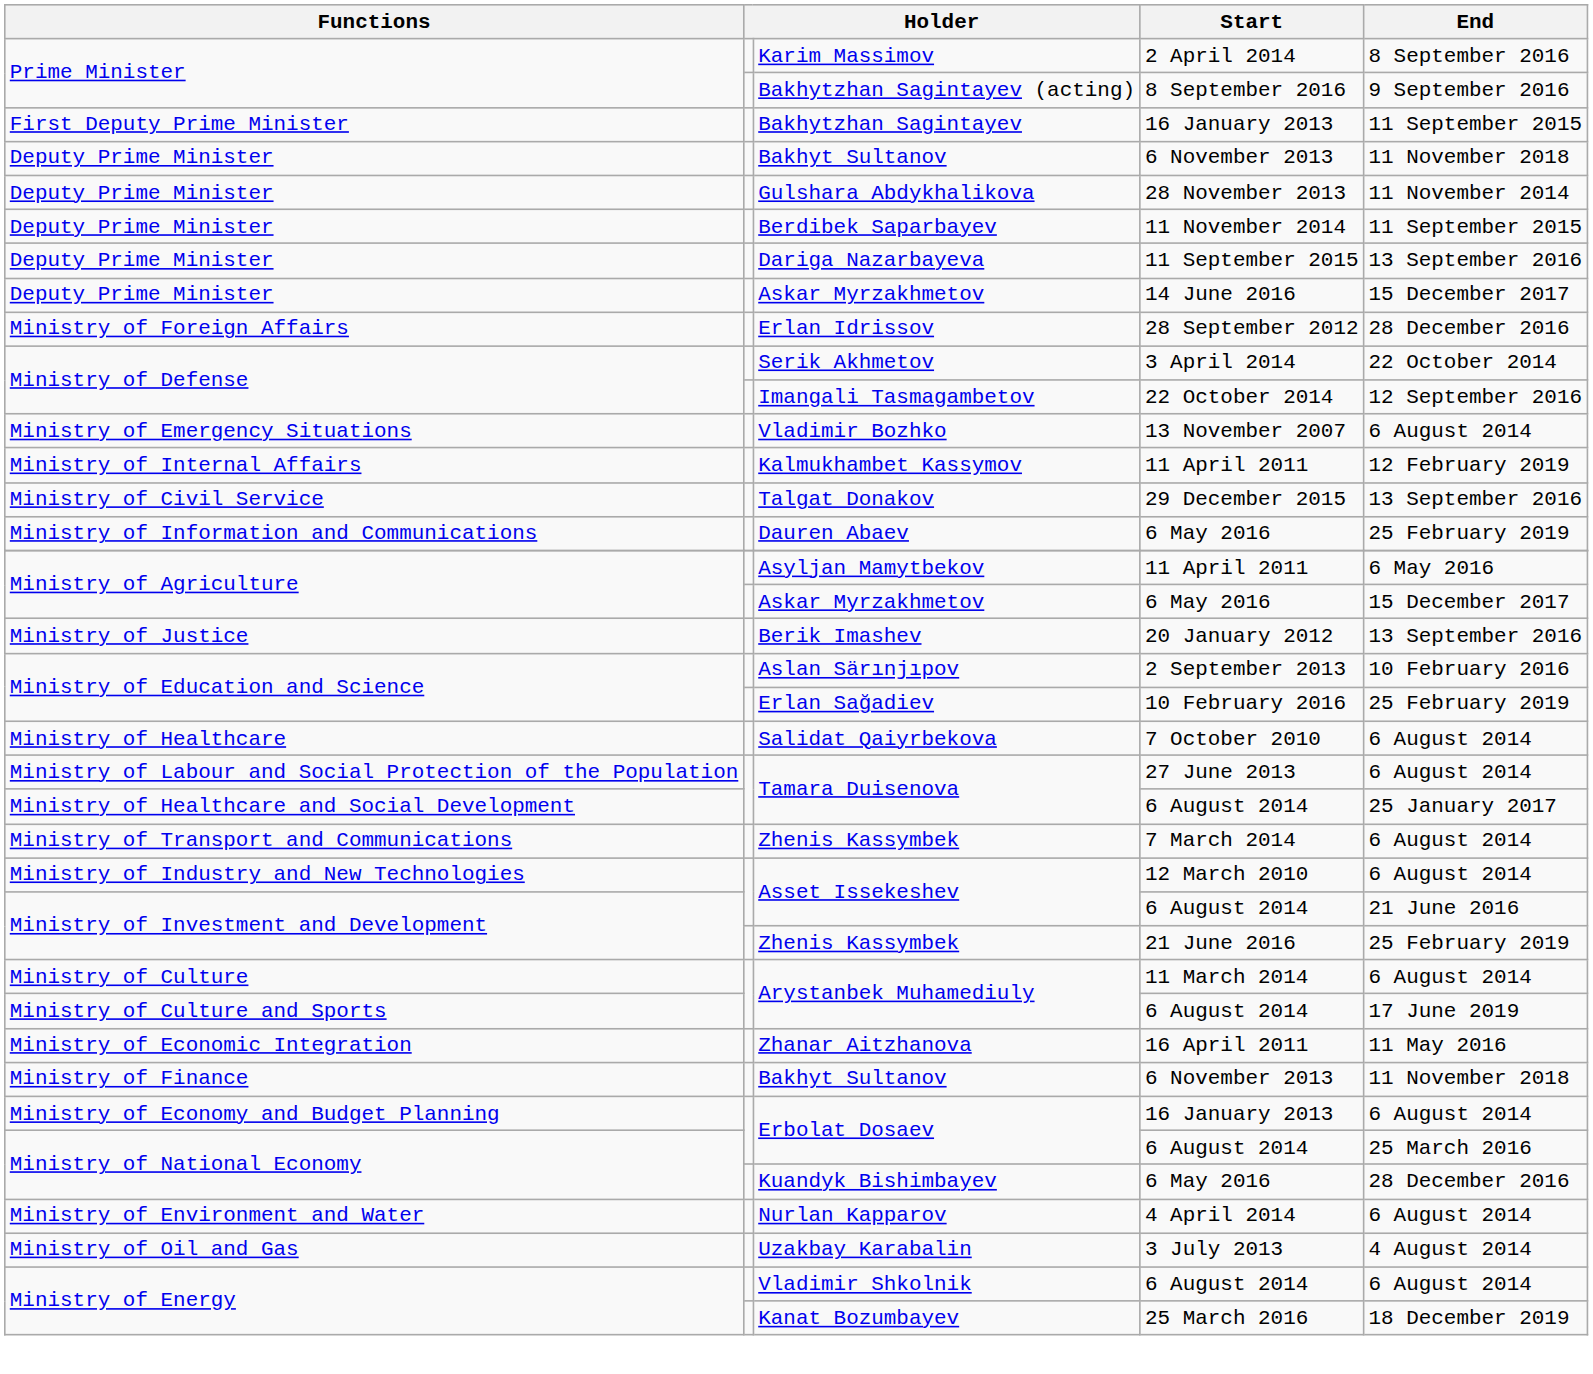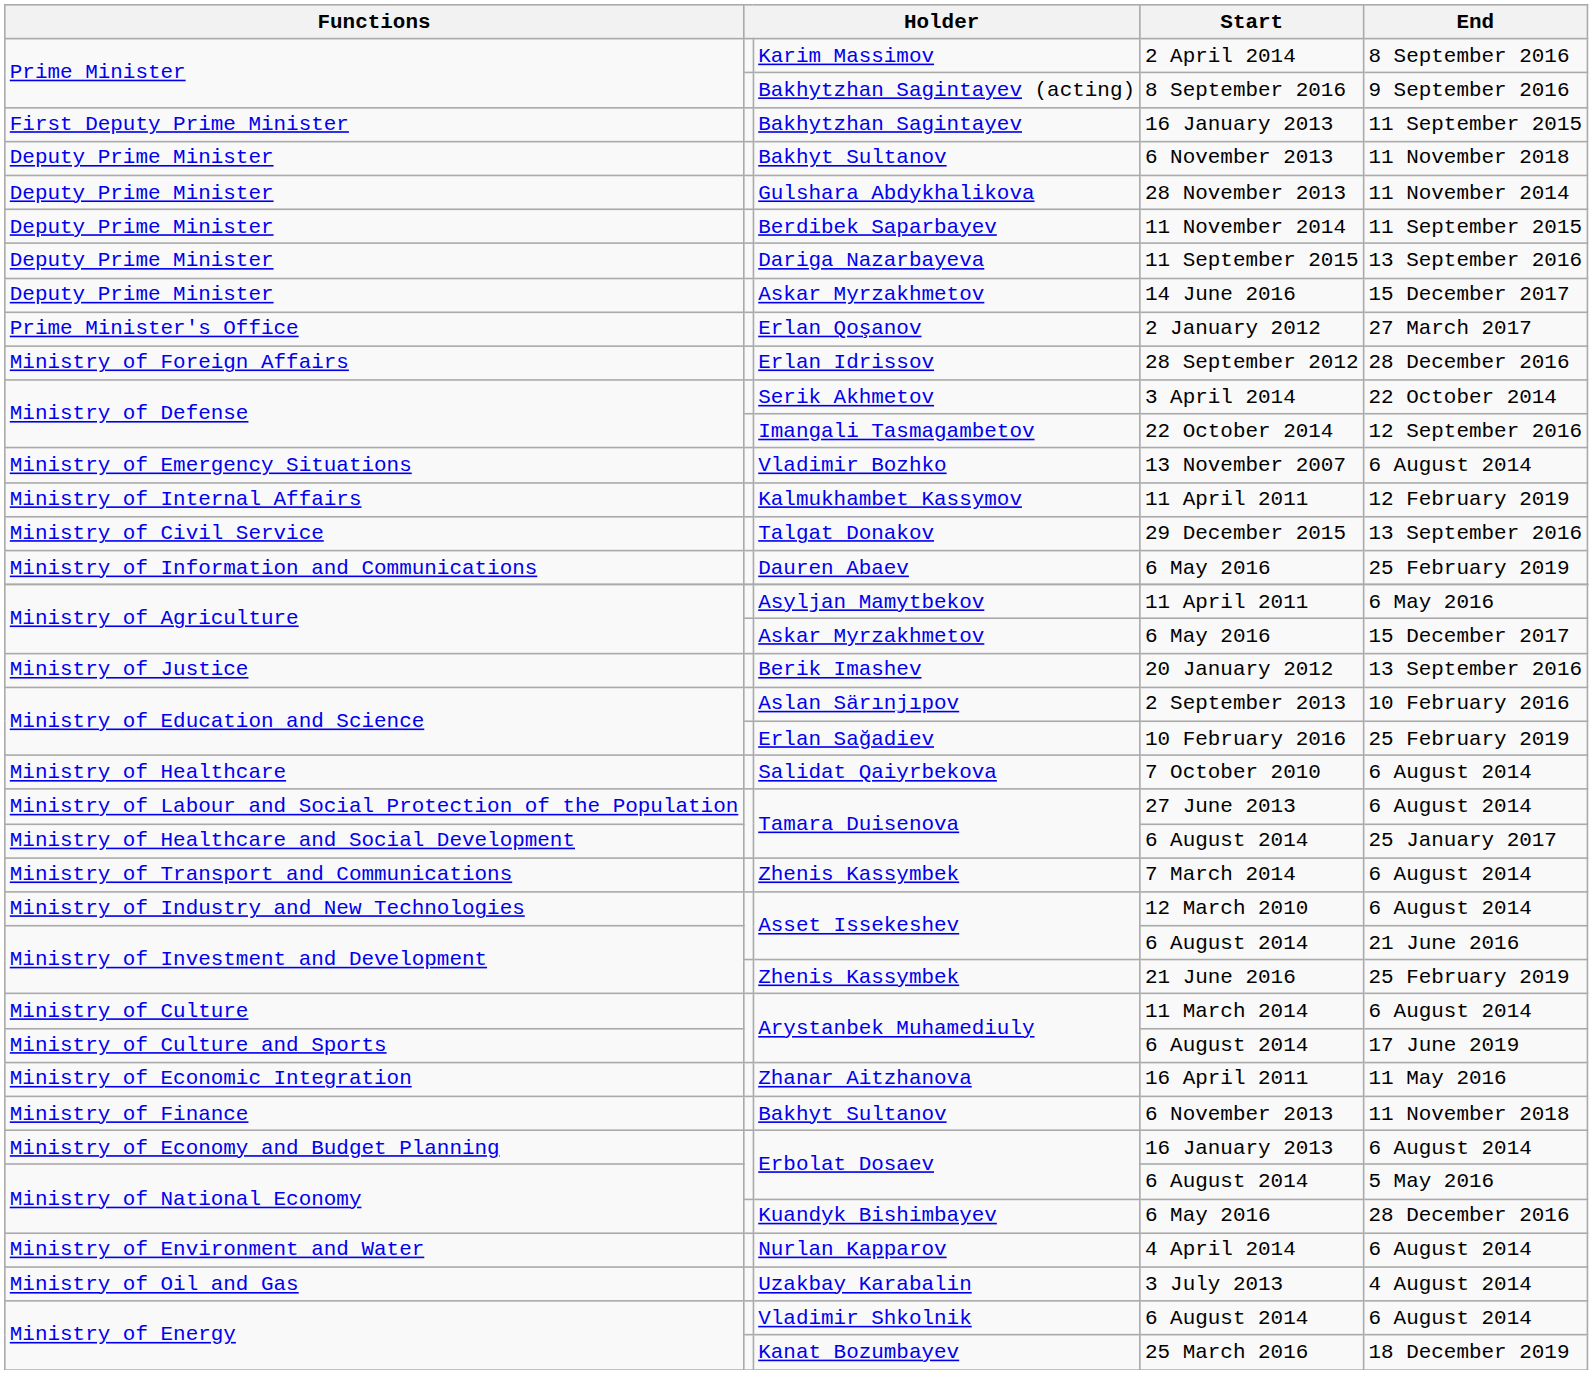+ row: (154, 329)
(1450, 1148) 25 March 2016 -> (1431, 1182) 5 May 2016
